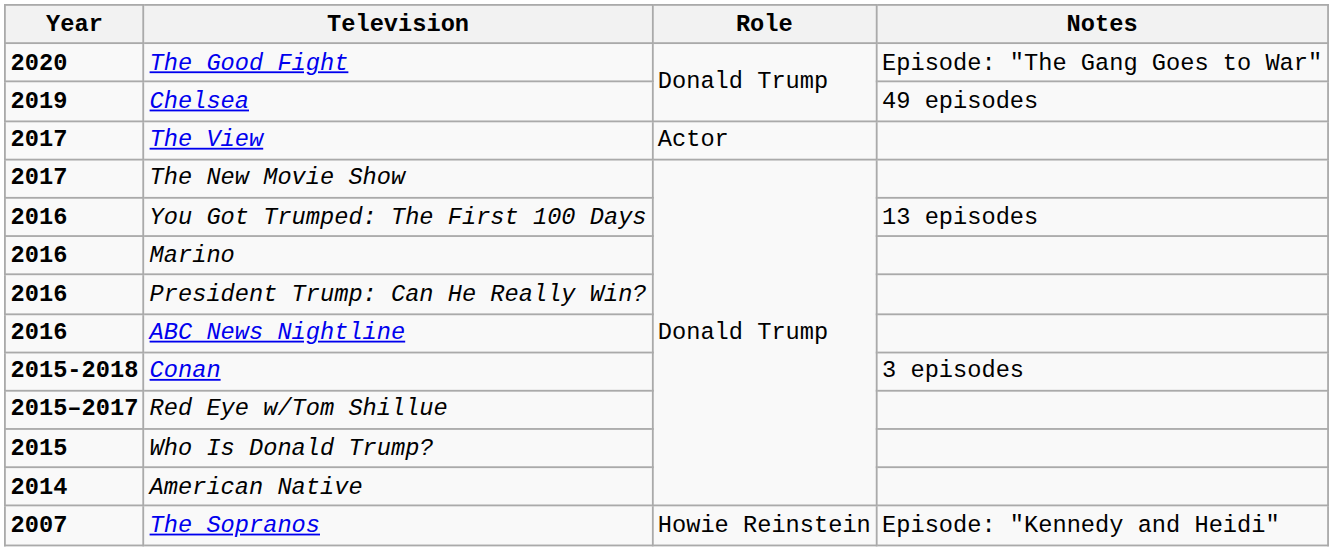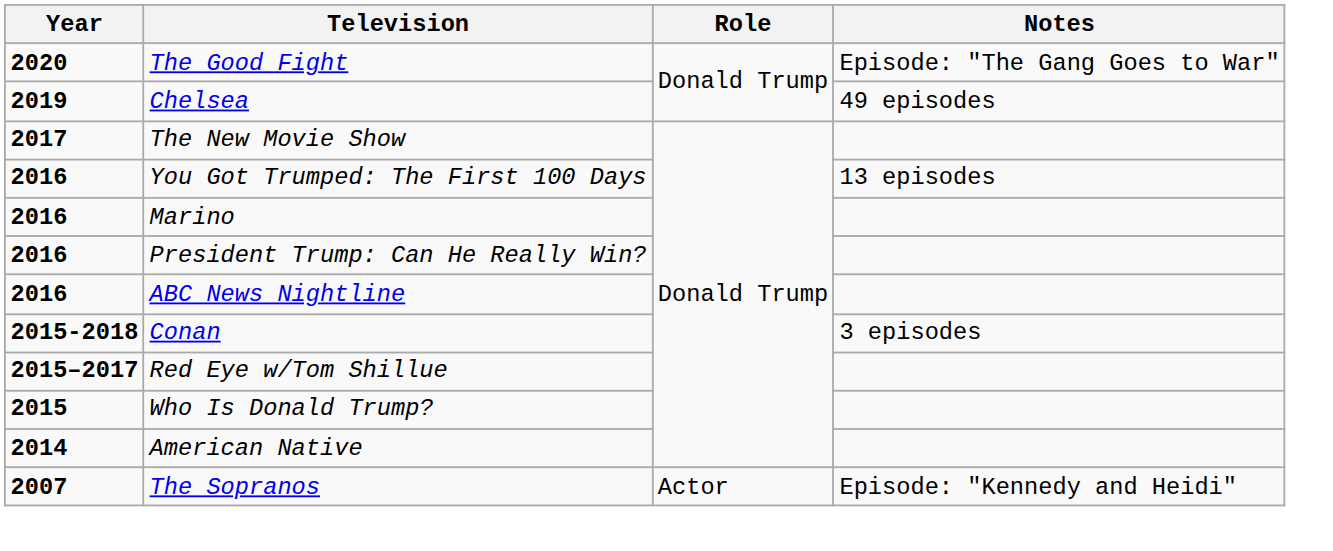- row: (206, 140)
(764, 525) Howie Reinstein -> (693, 487) Actor
